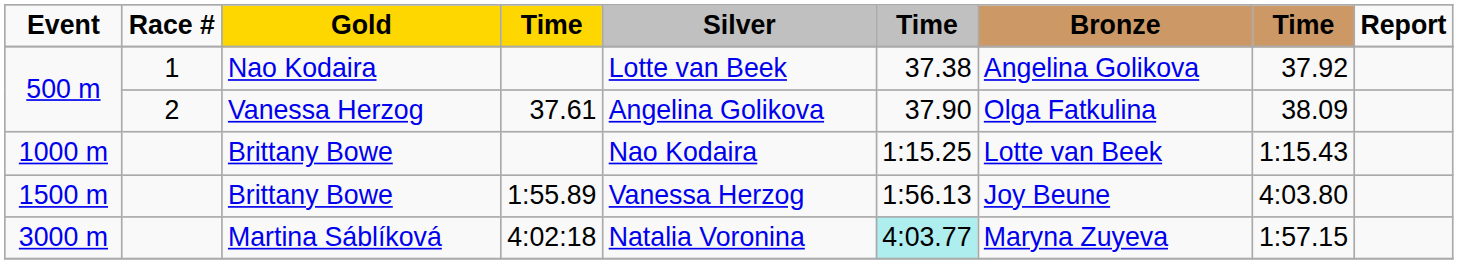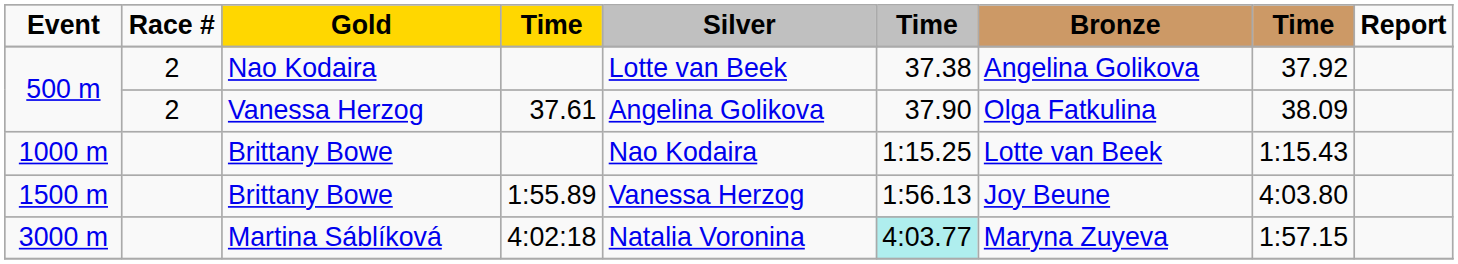(172, 68) 1 -> (172, 68) 2
